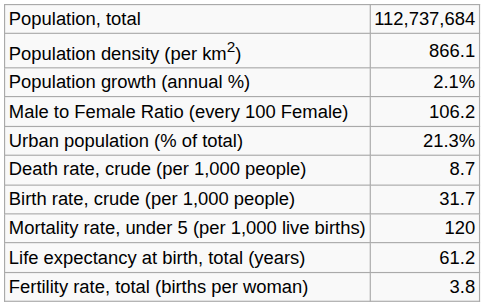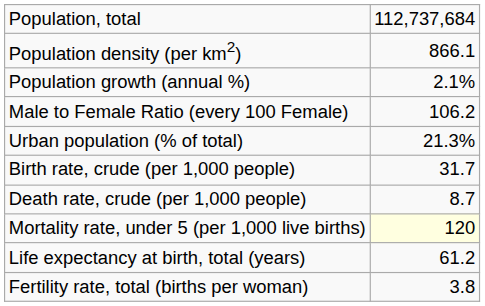rows swapped: (152, 199) <-> (158, 169)
(460, 228) no background -> (460, 228) lightyellow background
